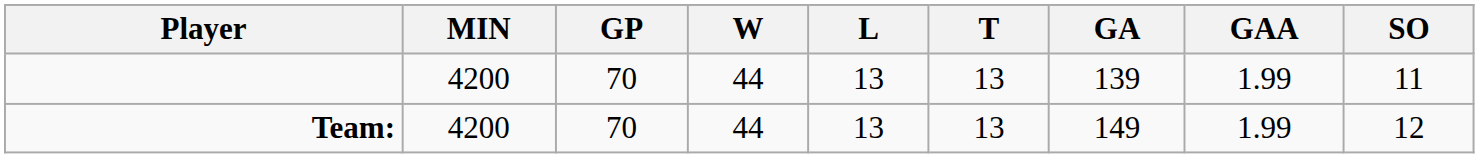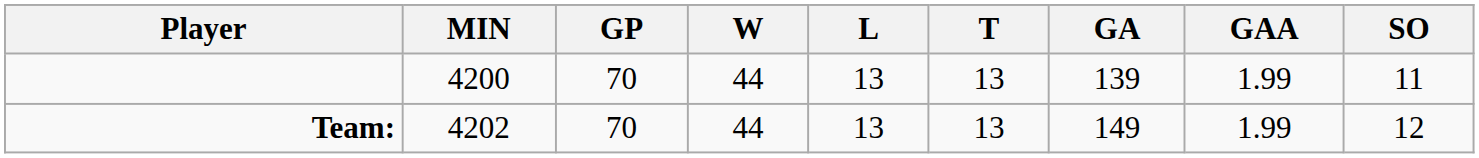(479, 127) 4200 -> (479, 127) 4202
